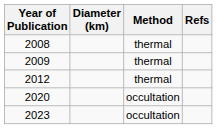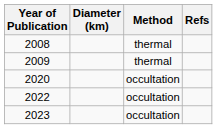- row: (37, 79)
+ row: (37, 97)
